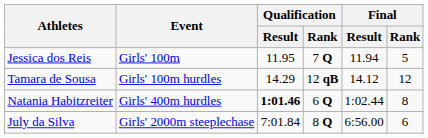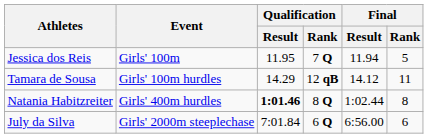(405, 79) 12 -> (405, 79) 11
(322, 101) 6 Q -> (322, 101) 8 Q
(322, 122) 8 Q -> (322, 122) 6 Q
